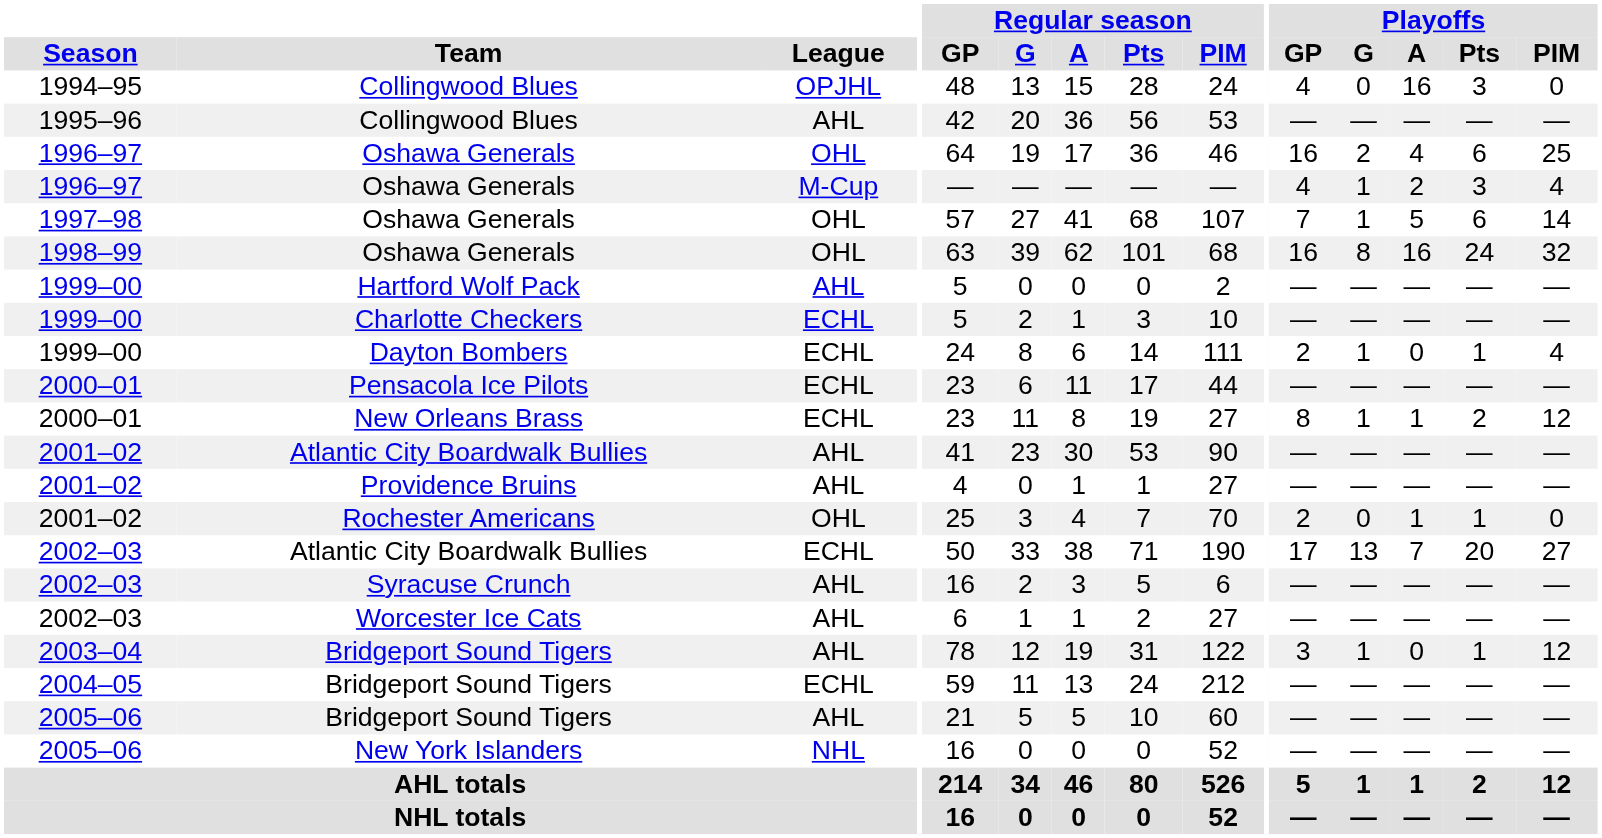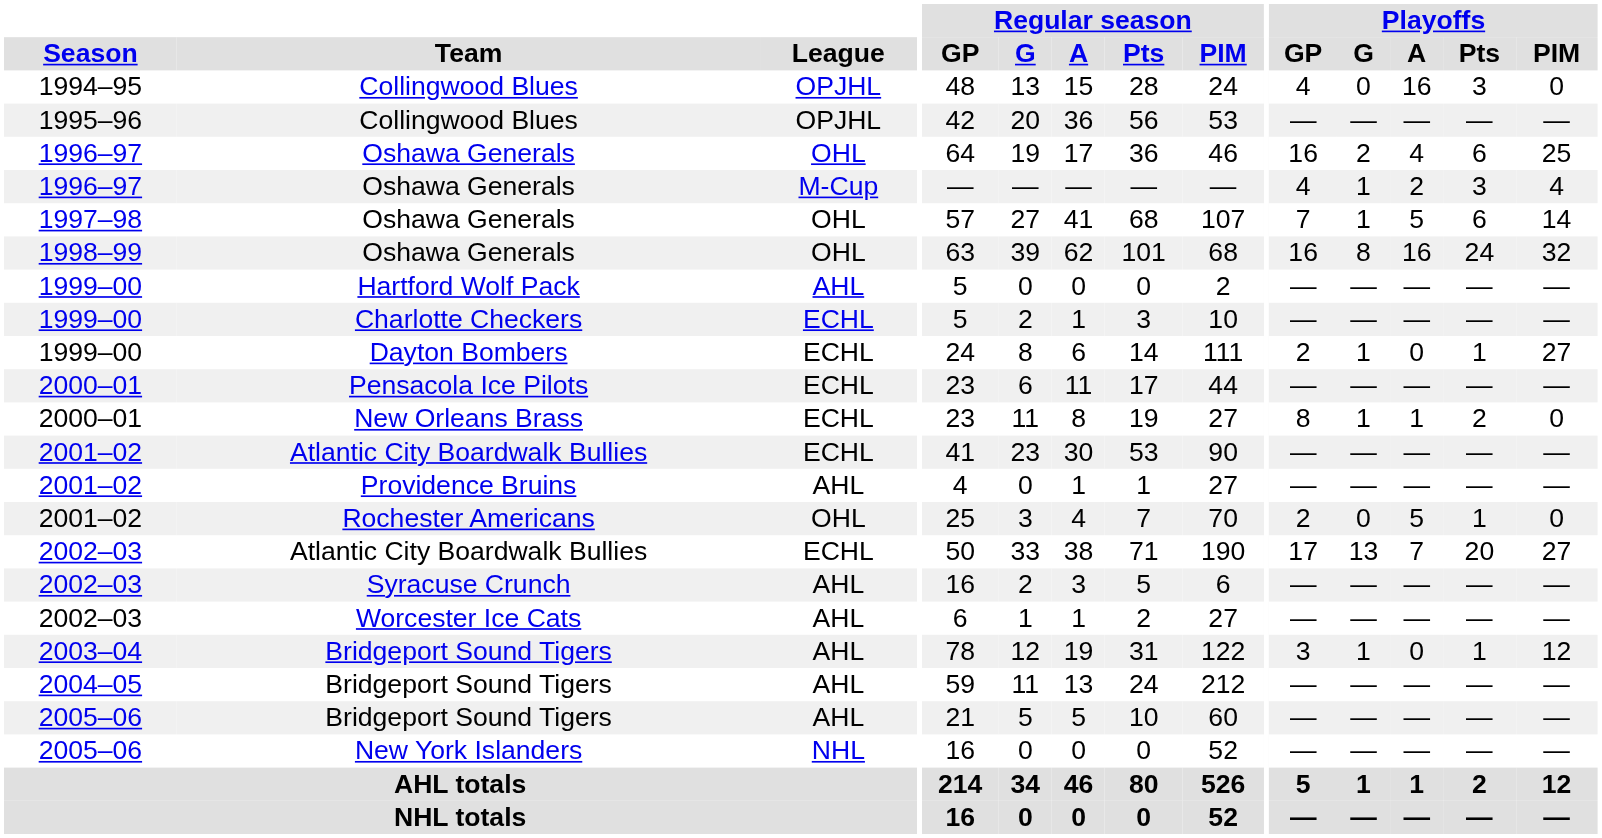(838, 119) AHL -> (838, 119) OPJHL
(1557, 352) 4 -> (1557, 352) 27
(1557, 418) 12 -> (1557, 418) 0
(838, 451) AHL -> (838, 451) ECHL
(1417, 518) 1 -> (1417, 518) 5
(838, 684) ECHL -> (838, 684) AHL
